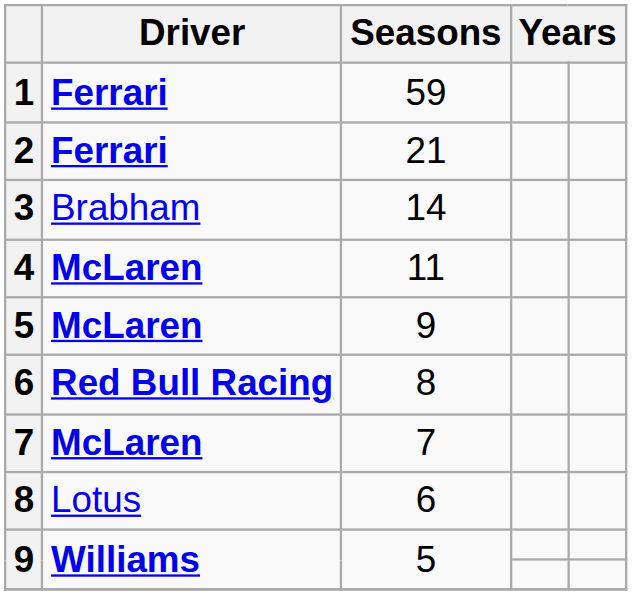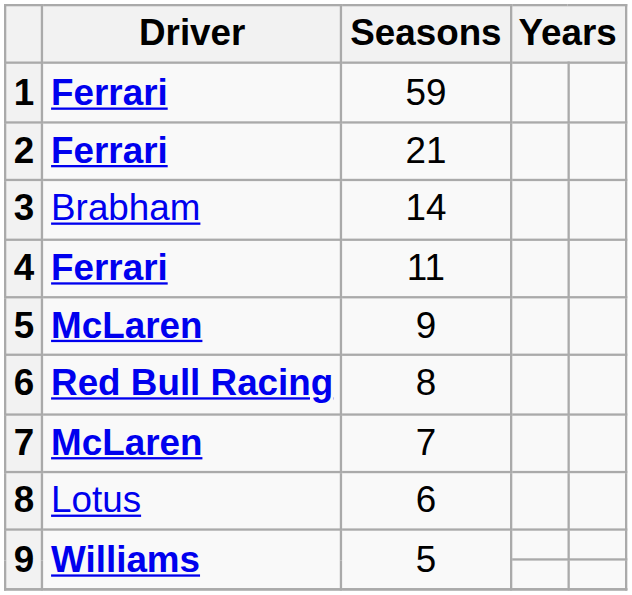(127, 267) McLaren -> (109, 267) Ferrari
